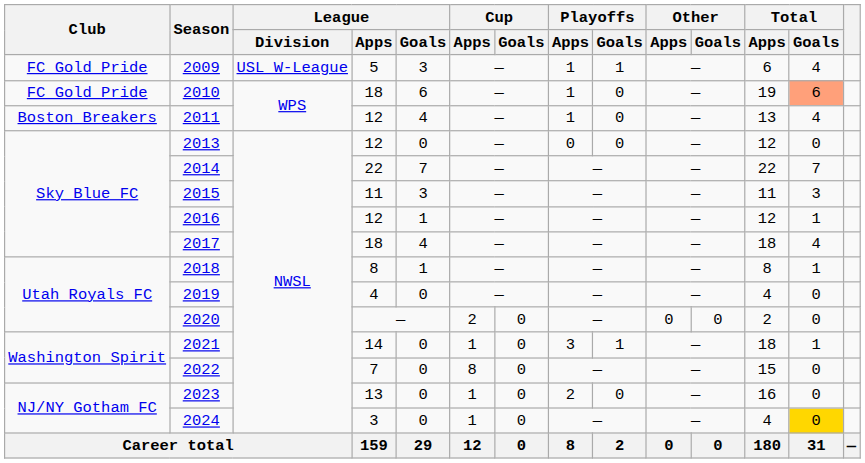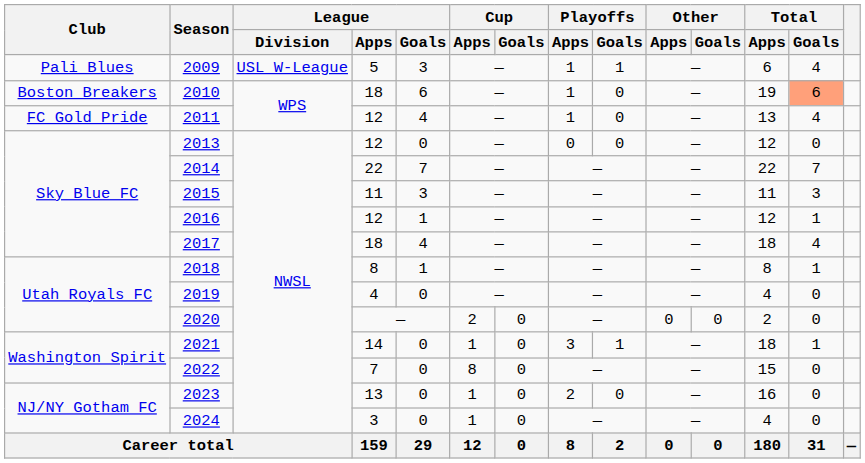(87, 68) FC Gold Pride -> (87, 68) Pali Blues
(87, 93) FC Gold Pride -> (87, 93) Boston Breakers
(87, 118) Boston Breakers -> (87, 118) FC Gold Pride
(816, 421) gold background -> (816, 421) no background
